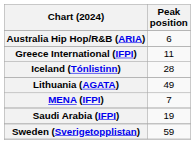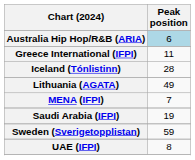(169, 38) no background -> (169, 38) lightblue background
+ row: (76, 147)
